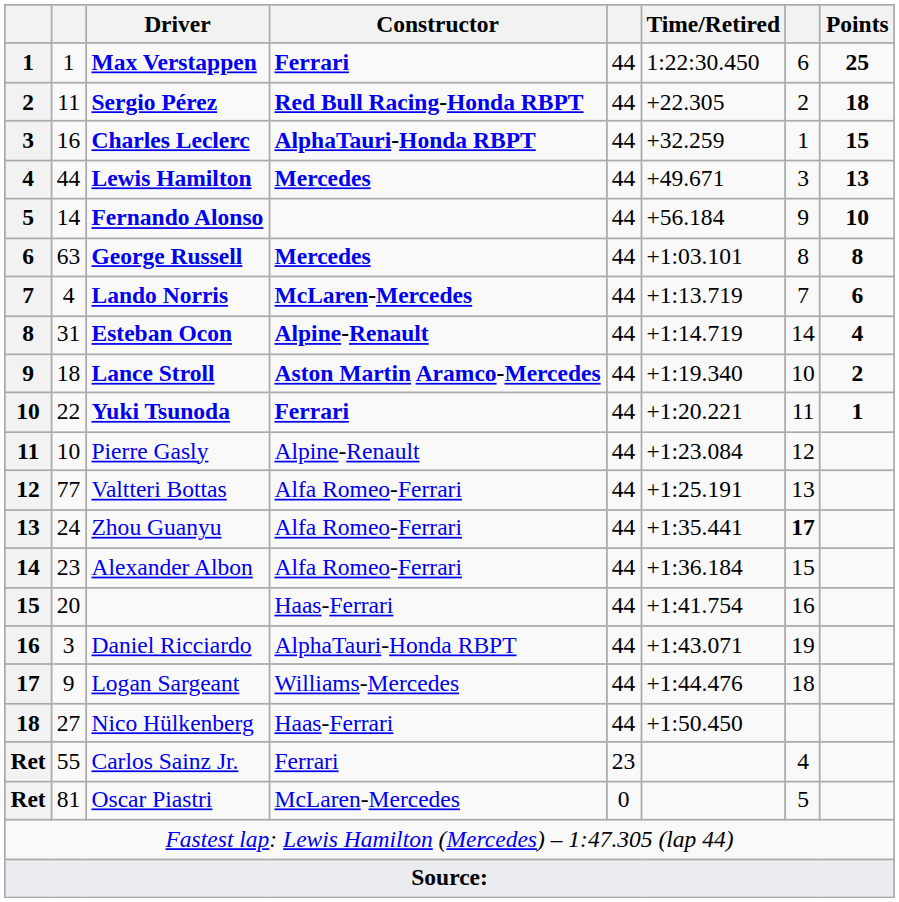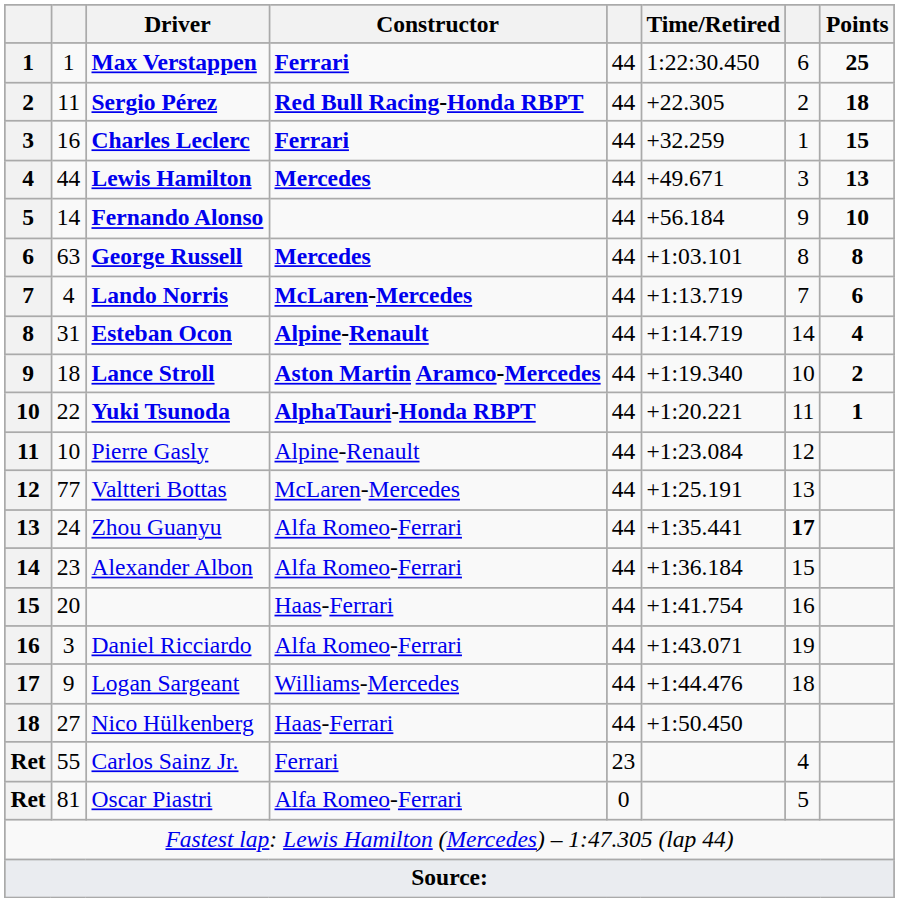(405, 139) AlphaTauri-Honda RBPT -> (312, 139) Ferrari
(312, 411) Ferrari -> (405, 411) AlphaTauri-Honda RBPT
(368, 489) Alfa Romeo-Ferrari -> (367, 489) McLaren-Mercedes
(396, 644) AlphaTauri-Honda RBPT -> (368, 644) Alfa Romeo-Ferrari
(367, 799) McLaren-Mercedes -> (368, 799) Alfa Romeo-Ferrari
